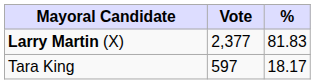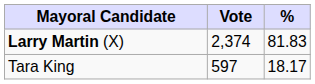(231, 41) 2,377 -> (231, 41) 2,374
